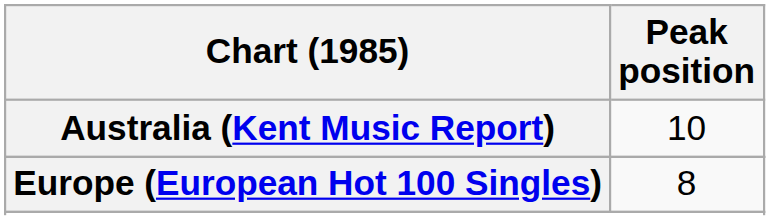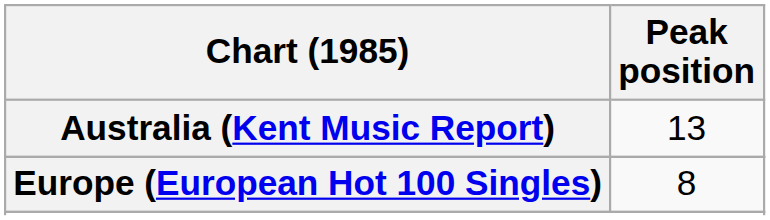(687, 127) 10 -> (687, 127) 13
